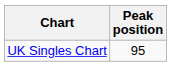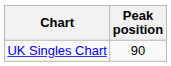(138, 50) 95 -> (138, 50) 90
